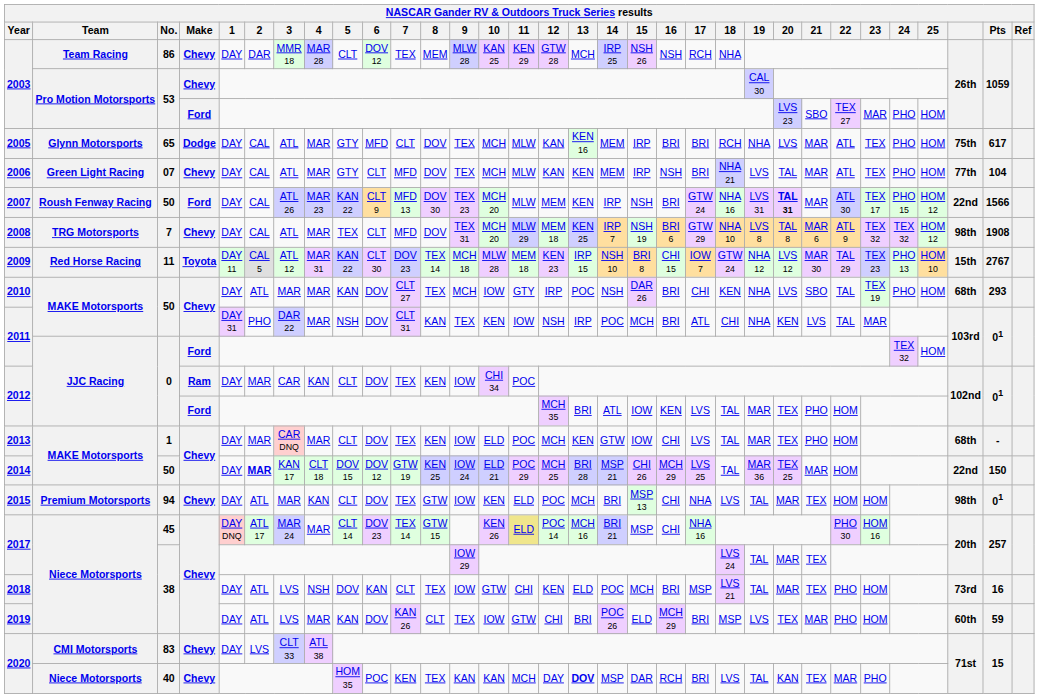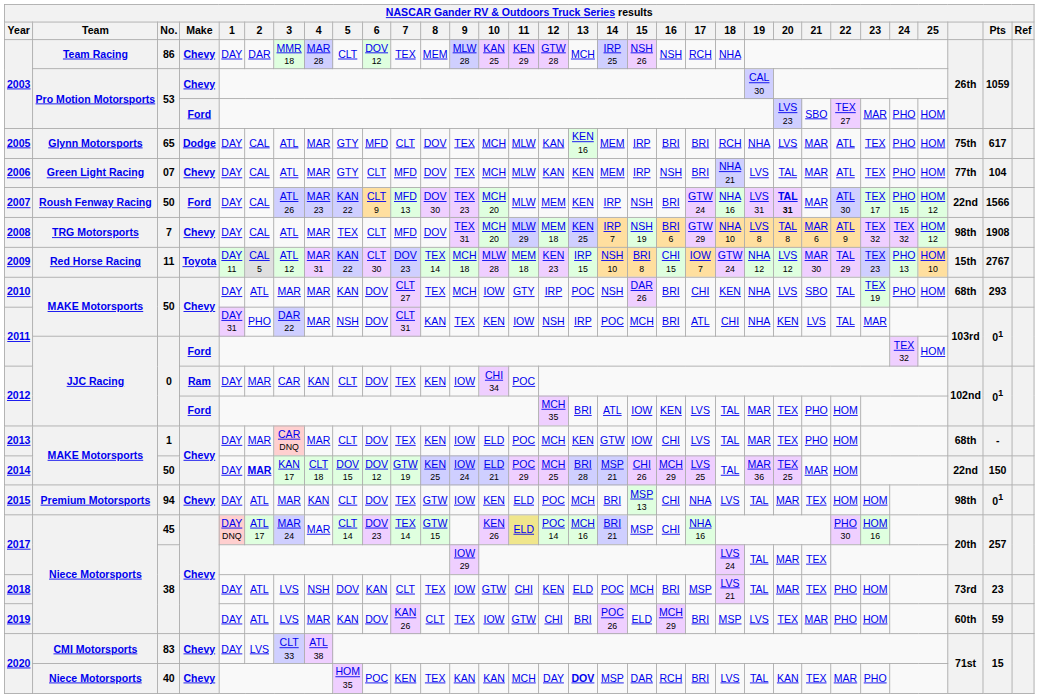(998, 589) 16 -> (998, 589) 23
